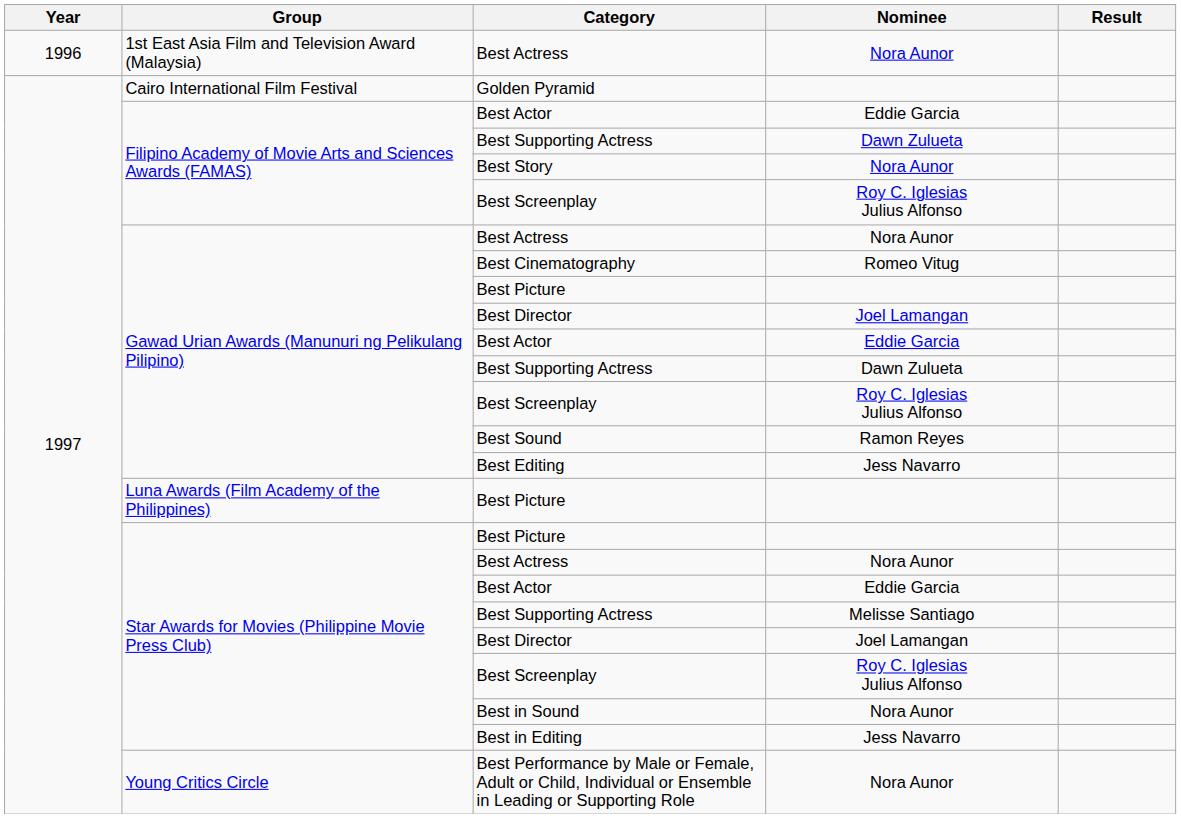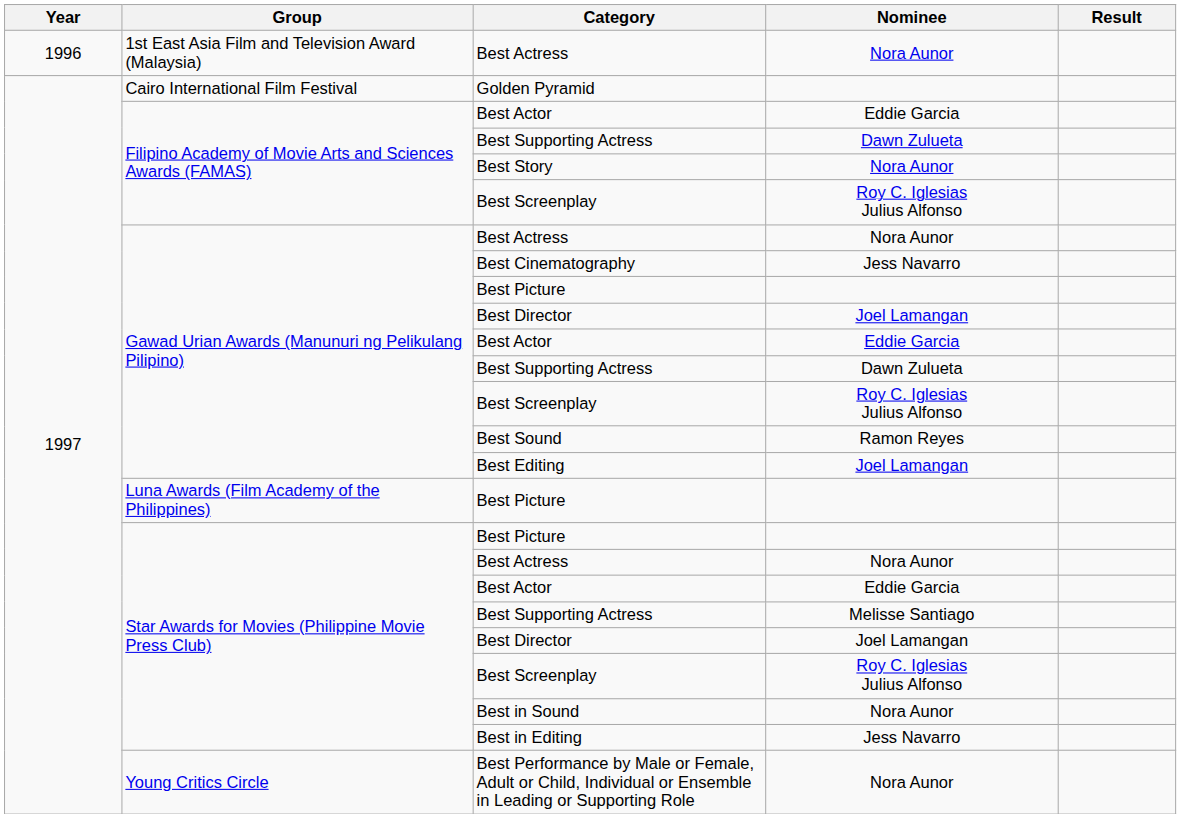(912, 263) Romeo Vitug -> (912, 263) Jess Navarro
(912, 465) Jess Navarro -> (912, 465) Joel Lamangan
